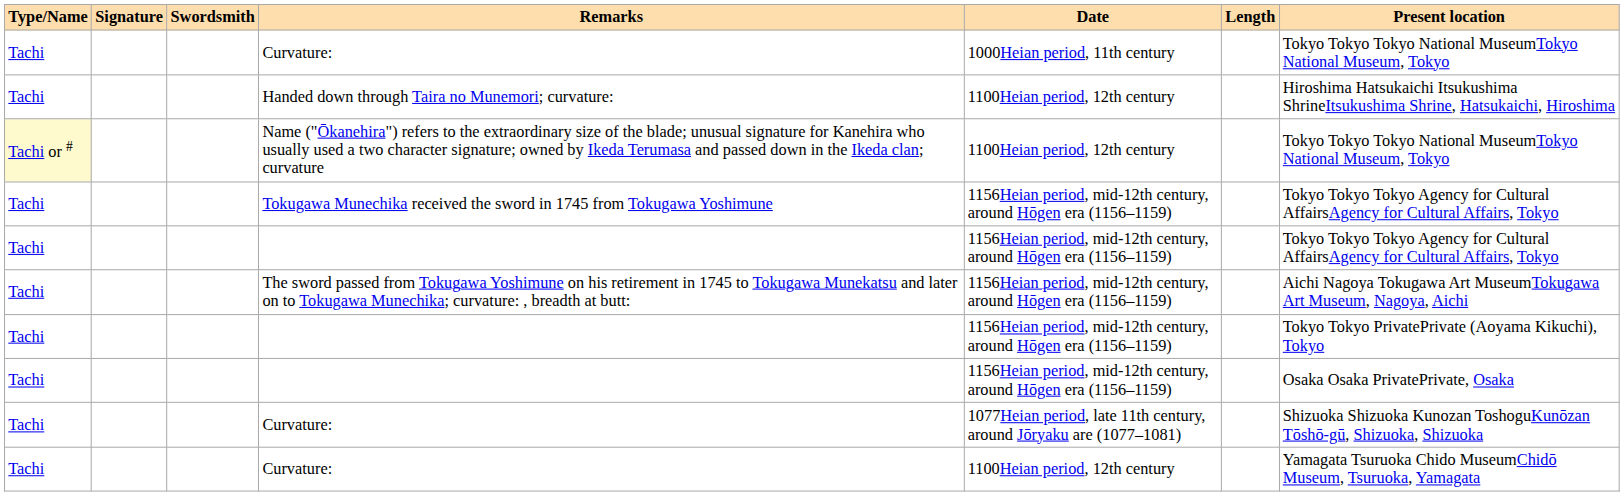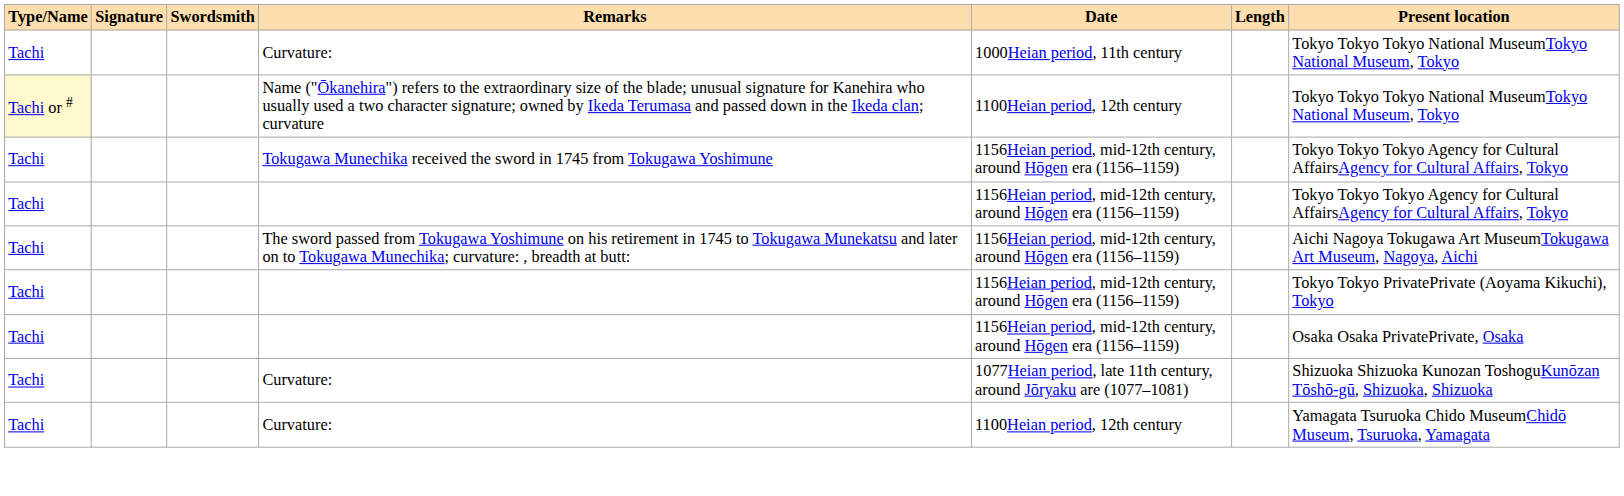- row: (26, 96)
